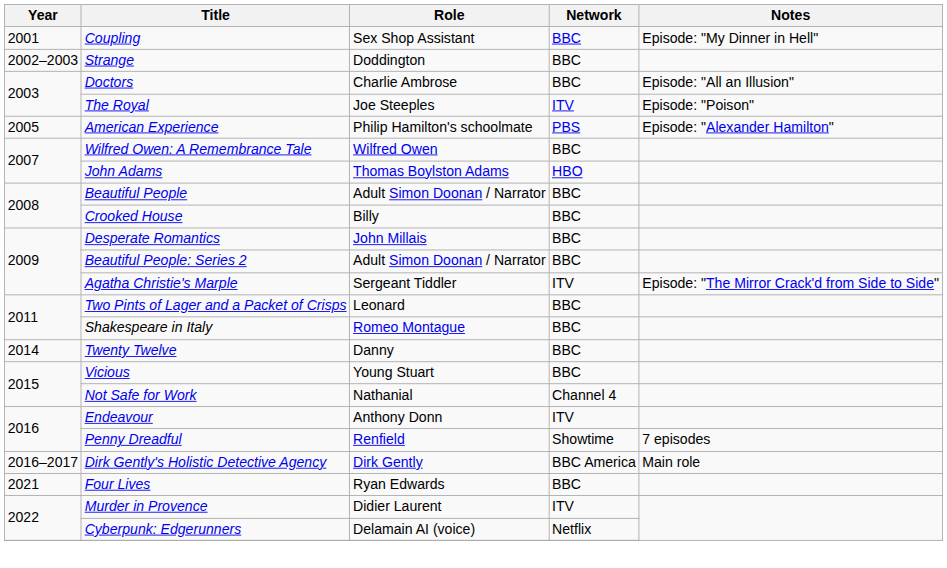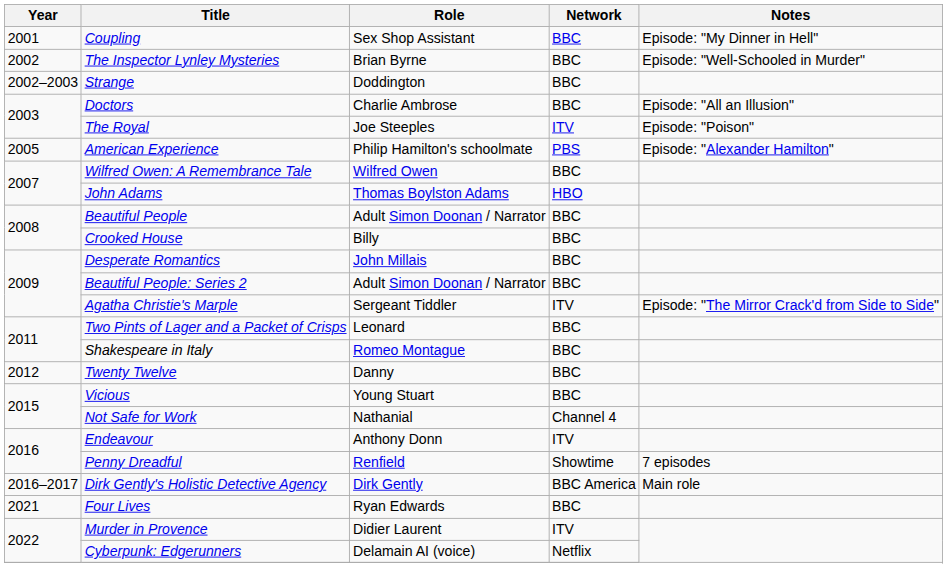+ row: (182, 60)
(23, 350) 2014 -> (23, 372) 2012
